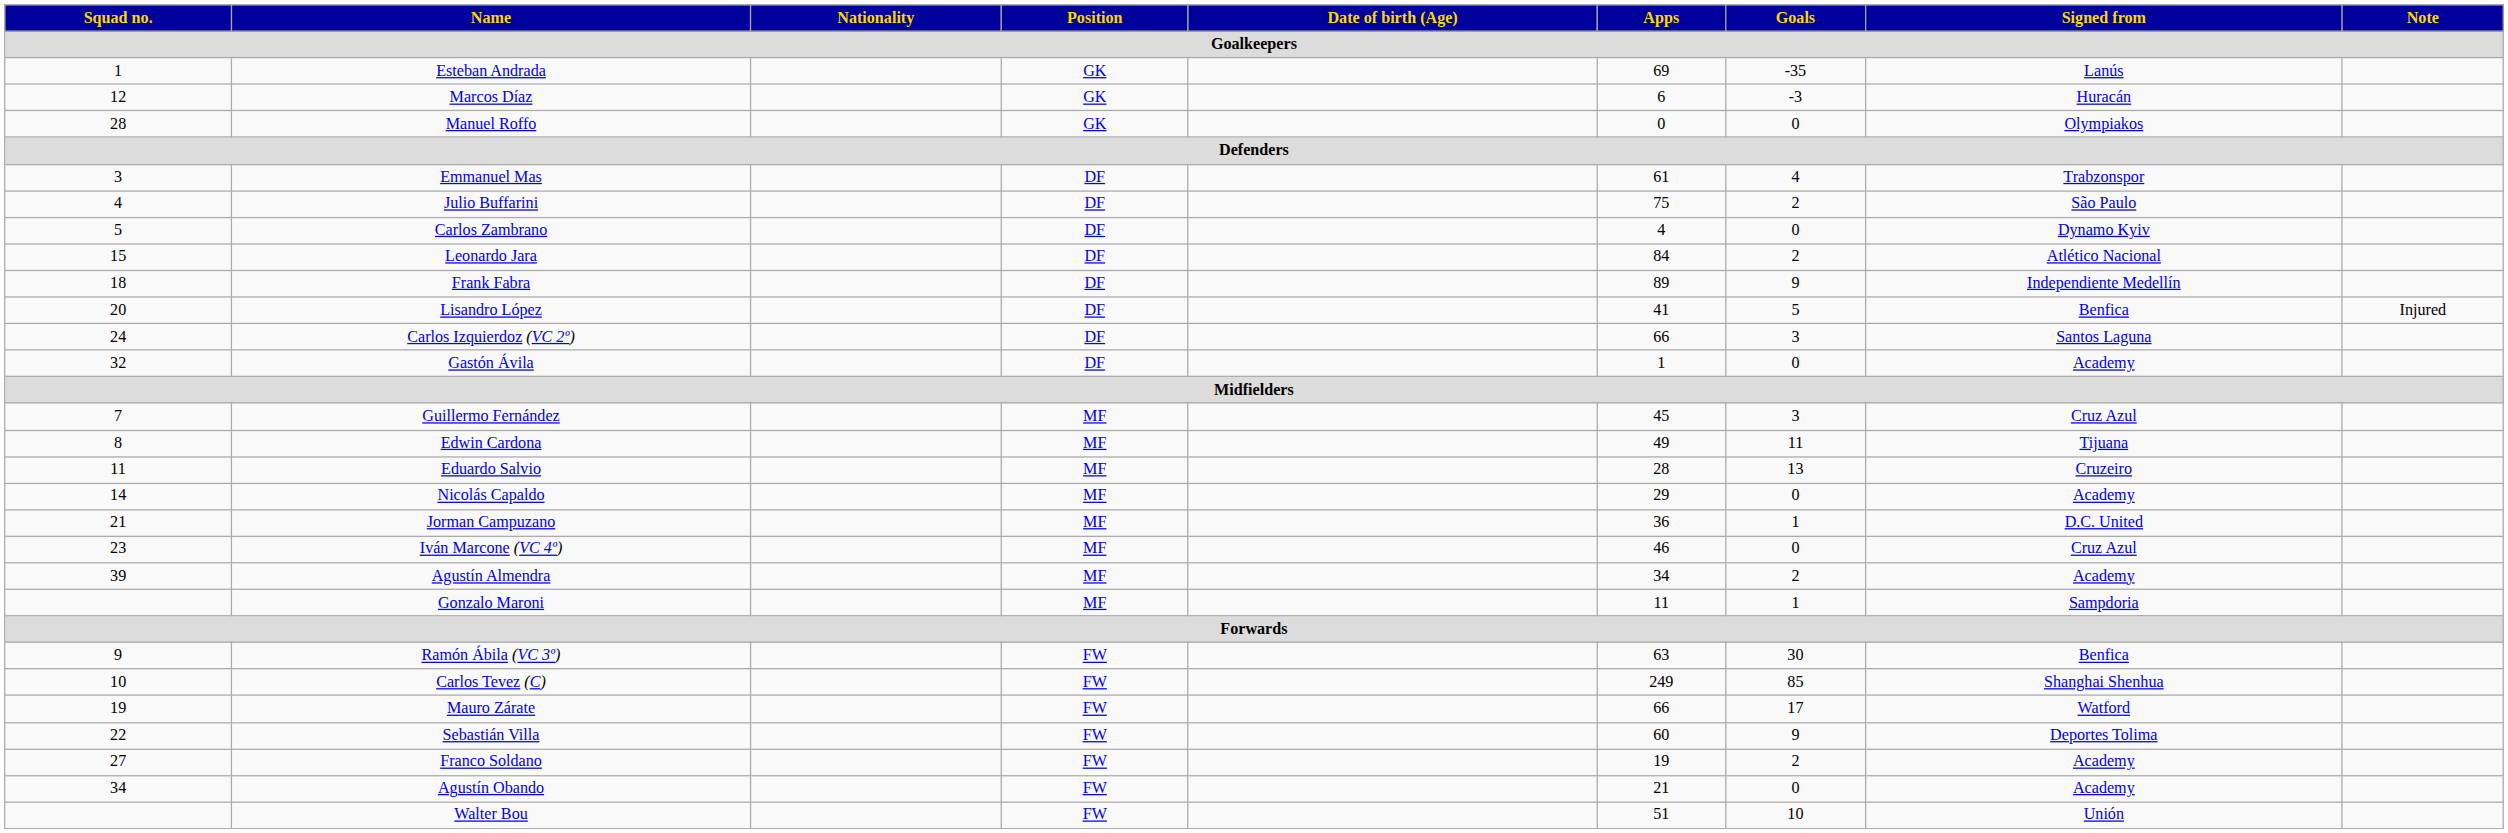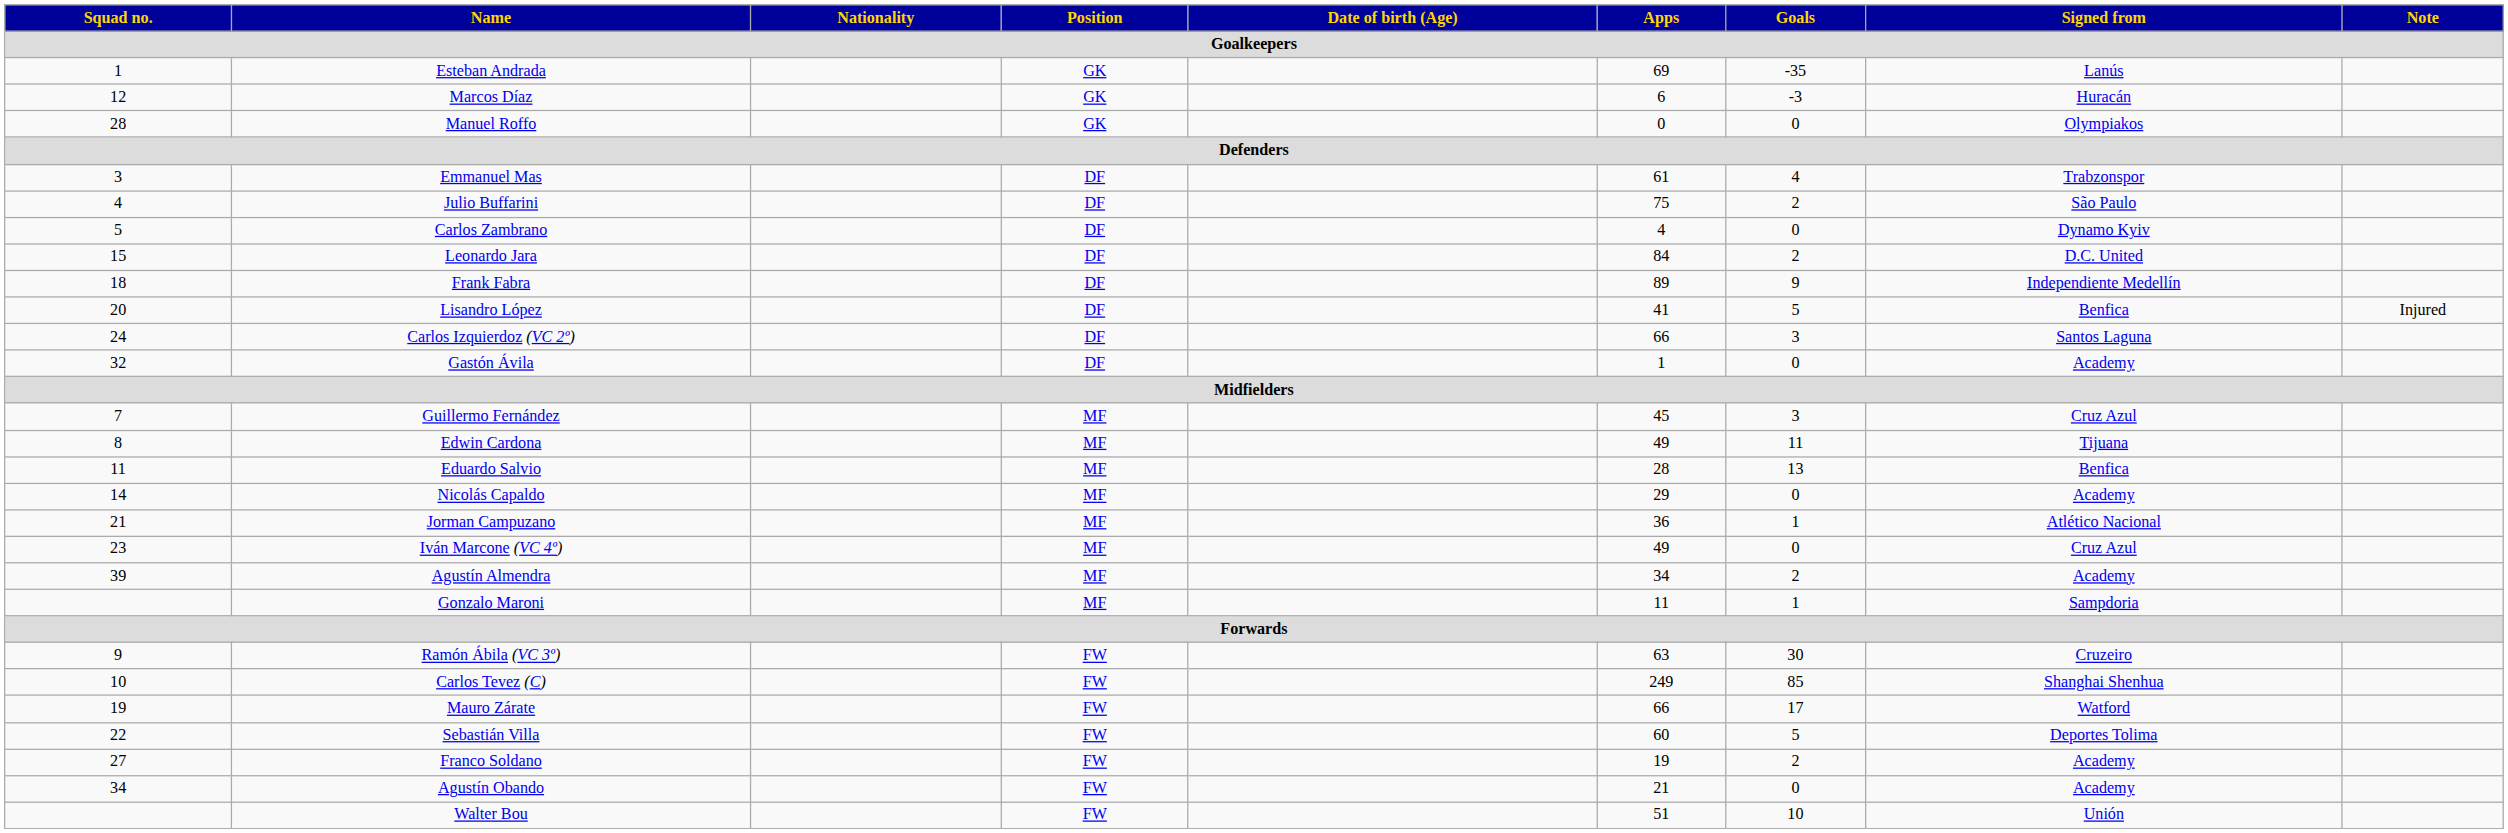(2104, 256) Atlético Nacional -> (2104, 256) D.C. United
(2104, 469) Cruzeiro -> (2104, 469) Benfica
(2104, 522) D.C. United -> (2104, 522) Atlético Nacional
(1661, 549) 46 -> (1661, 549) 49
(2104, 655) Benfica -> (2104, 655) Cruzeiro
(1795, 735) 9 -> (1795, 735) 5
